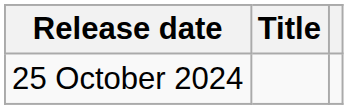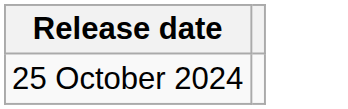- column: (289, 29)
